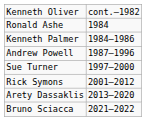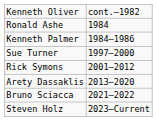- row: (40, 53)
+ row: (35, 109)
